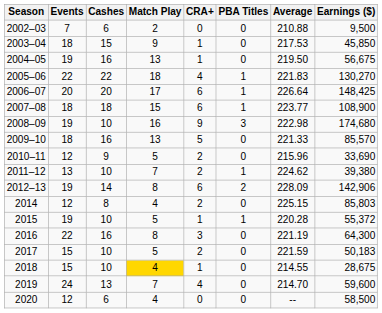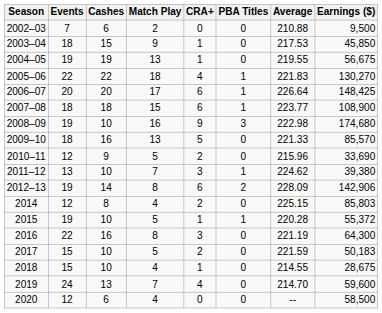(106, 60) 16 -> (106, 60) 19
(293, 60) 219.50 -> (293, 60) 219.55
(200, 172) 2 -> (200, 172) 3
(155, 268) gold background -> (155, 268) no background
